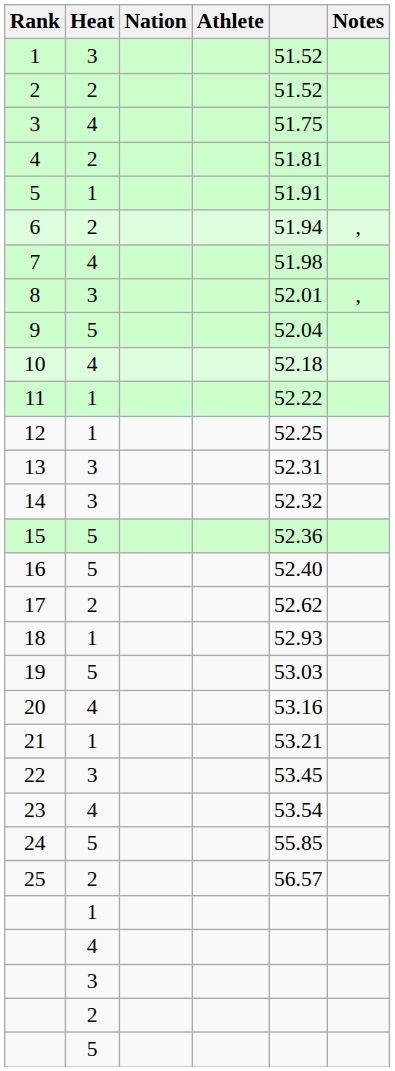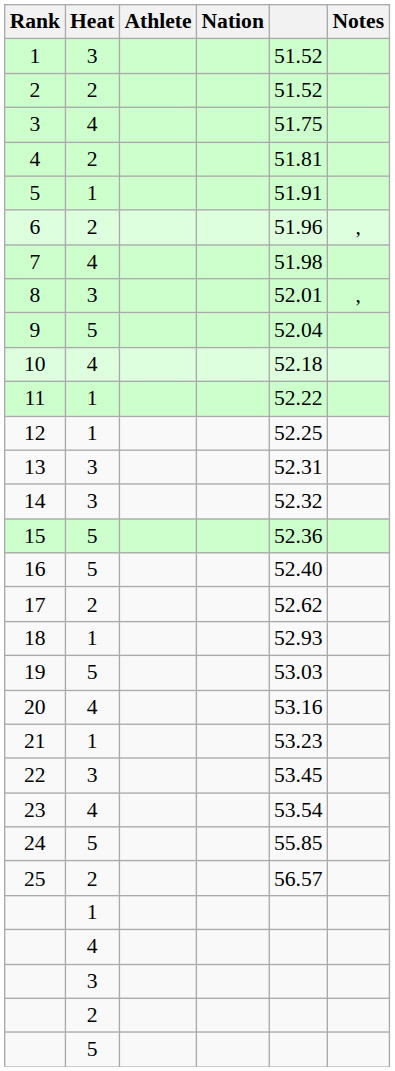columns swapped: (230, 21) <-> (156, 21)
(298, 227) 51.94 -> (298, 227) 51.96
(298, 741) 53.21 -> (298, 741) 53.23
